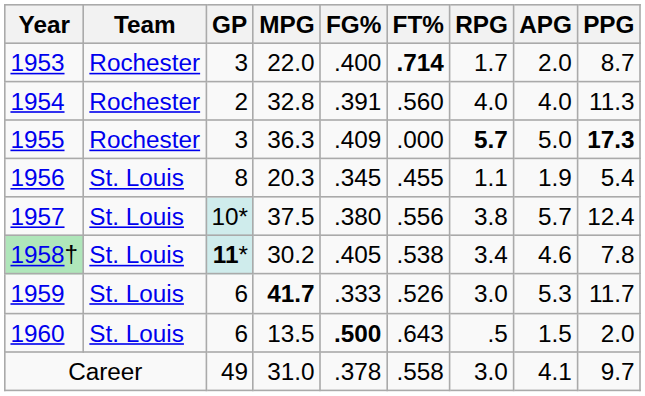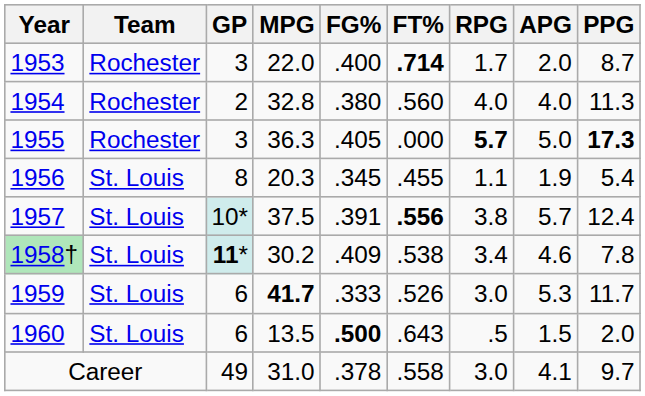(358, 101) .391 -> (358, 101) .380
(358, 140) .409 -> (358, 140) .405
(358, 217) .380 -> (358, 217) .391
(420, 217) normal -> (420, 217) bold
(358, 255) .405 -> (358, 255) .409
